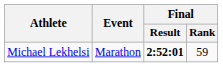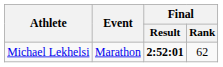(202, 52) 59 -> (202, 52) 62
